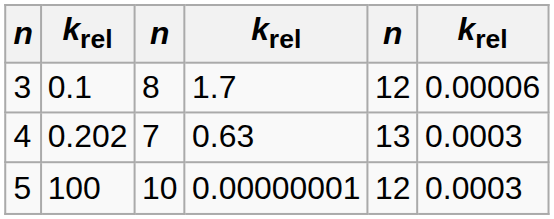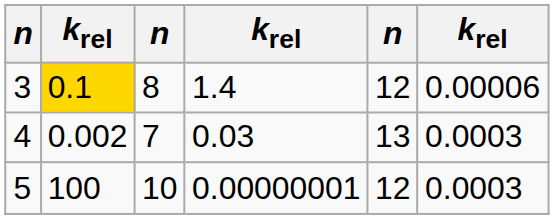(70, 86) no background -> (70, 86) gold background
(214, 86) 1.7 -> (214, 86) 1.4
(88, 137) 0.202 -> (88, 137) 0.002
(223, 137) 0.63 -> (223, 137) 0.03
